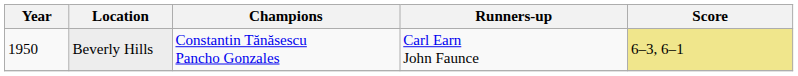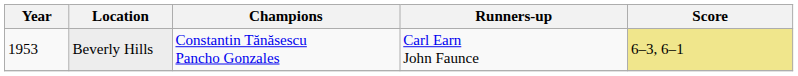(23, 49) 1950 -> (23, 49) 1953
